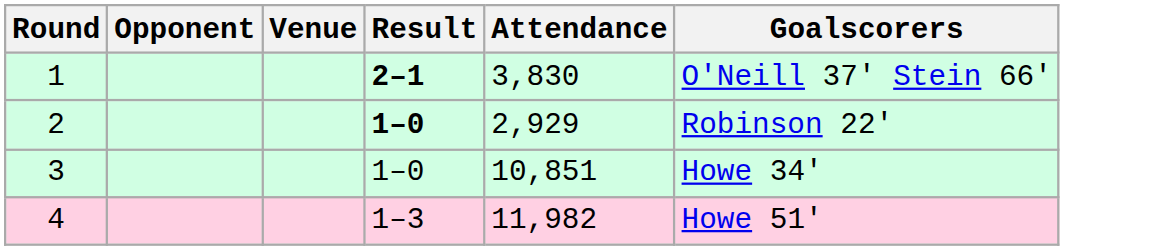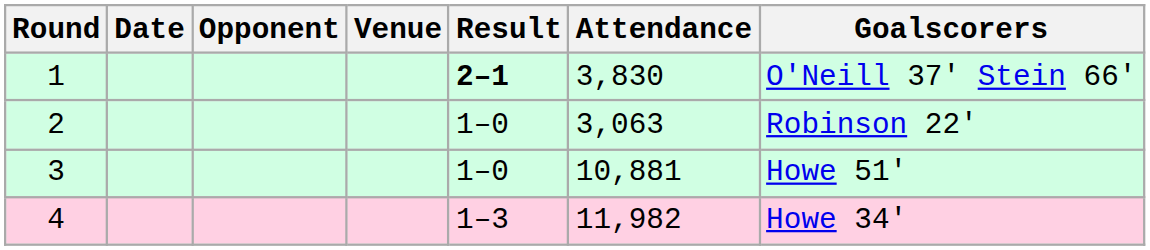+ column: (150, 29)
(398, 125) bold -> (482, 125) normal
(535, 125) 2,929 -> (620, 125) 3,063
(544, 173) 10,851 -> (629, 173) 10,881
(752, 173) Howe 34' -> (837, 173) Howe 51'
(752, 221) Howe 51' -> (837, 221) Howe 34'
